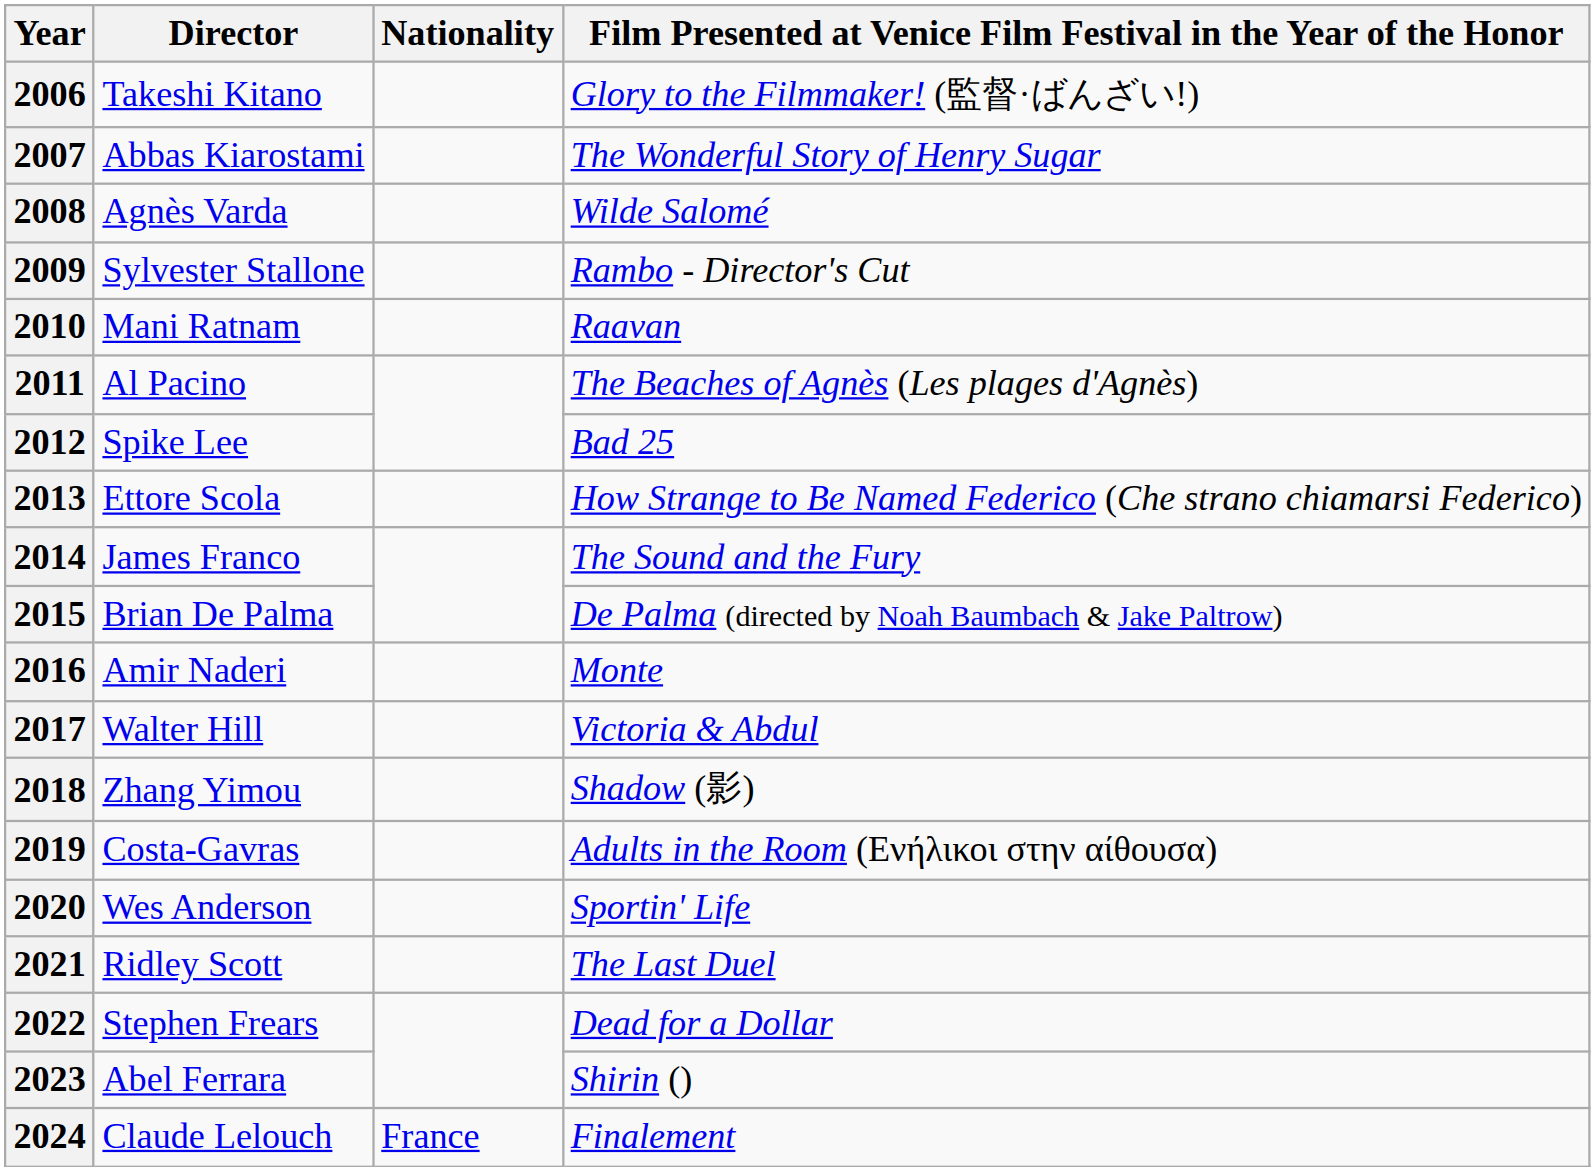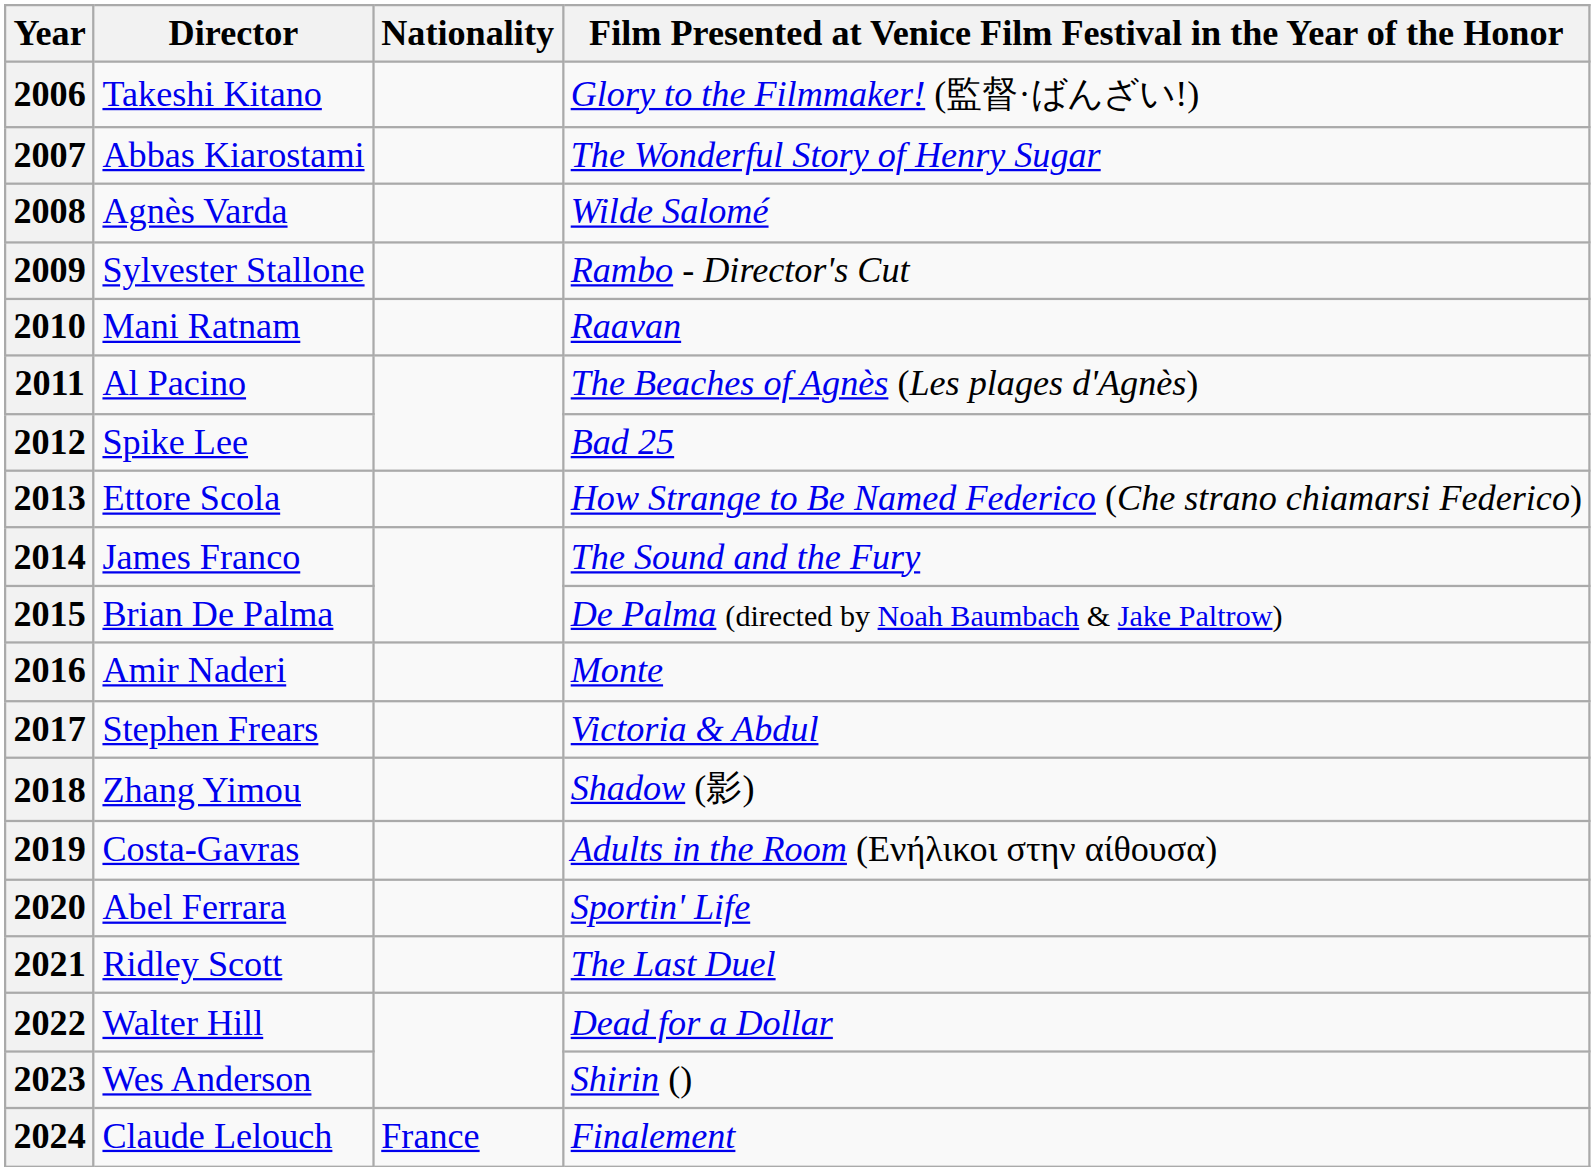(183, 728) Walter Hill -> (210, 728) Stephen Frears
(207, 906) Wes Anderson -> (194, 906) Abel Ferrara
(210, 1021) Stephen Frears -> (183, 1021) Walter Hill
(194, 1078) Abel Ferrara -> (207, 1078) Wes Anderson
